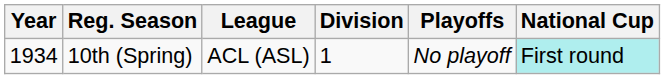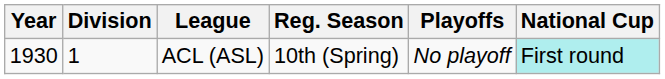columns swapped: (362, 21) <-> (132, 21)
(34, 55) 1934 -> (34, 55) 1930
